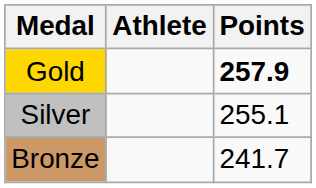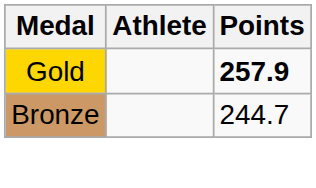- row: (55, 114)
(254, 159) 241.7 -> (254, 114) 244.7
